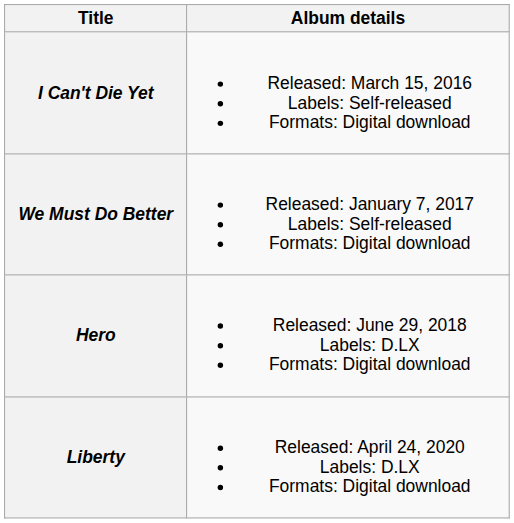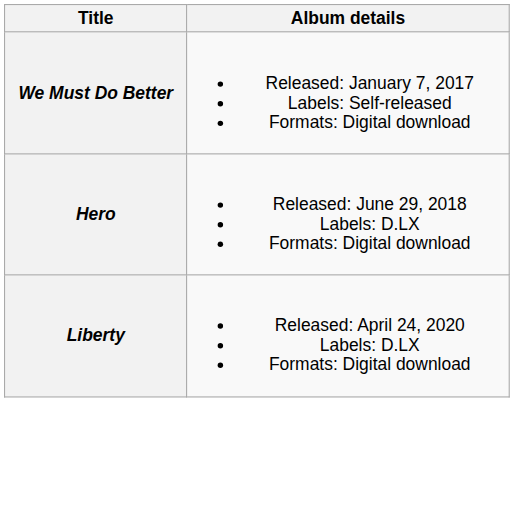- row: (96, 92)
